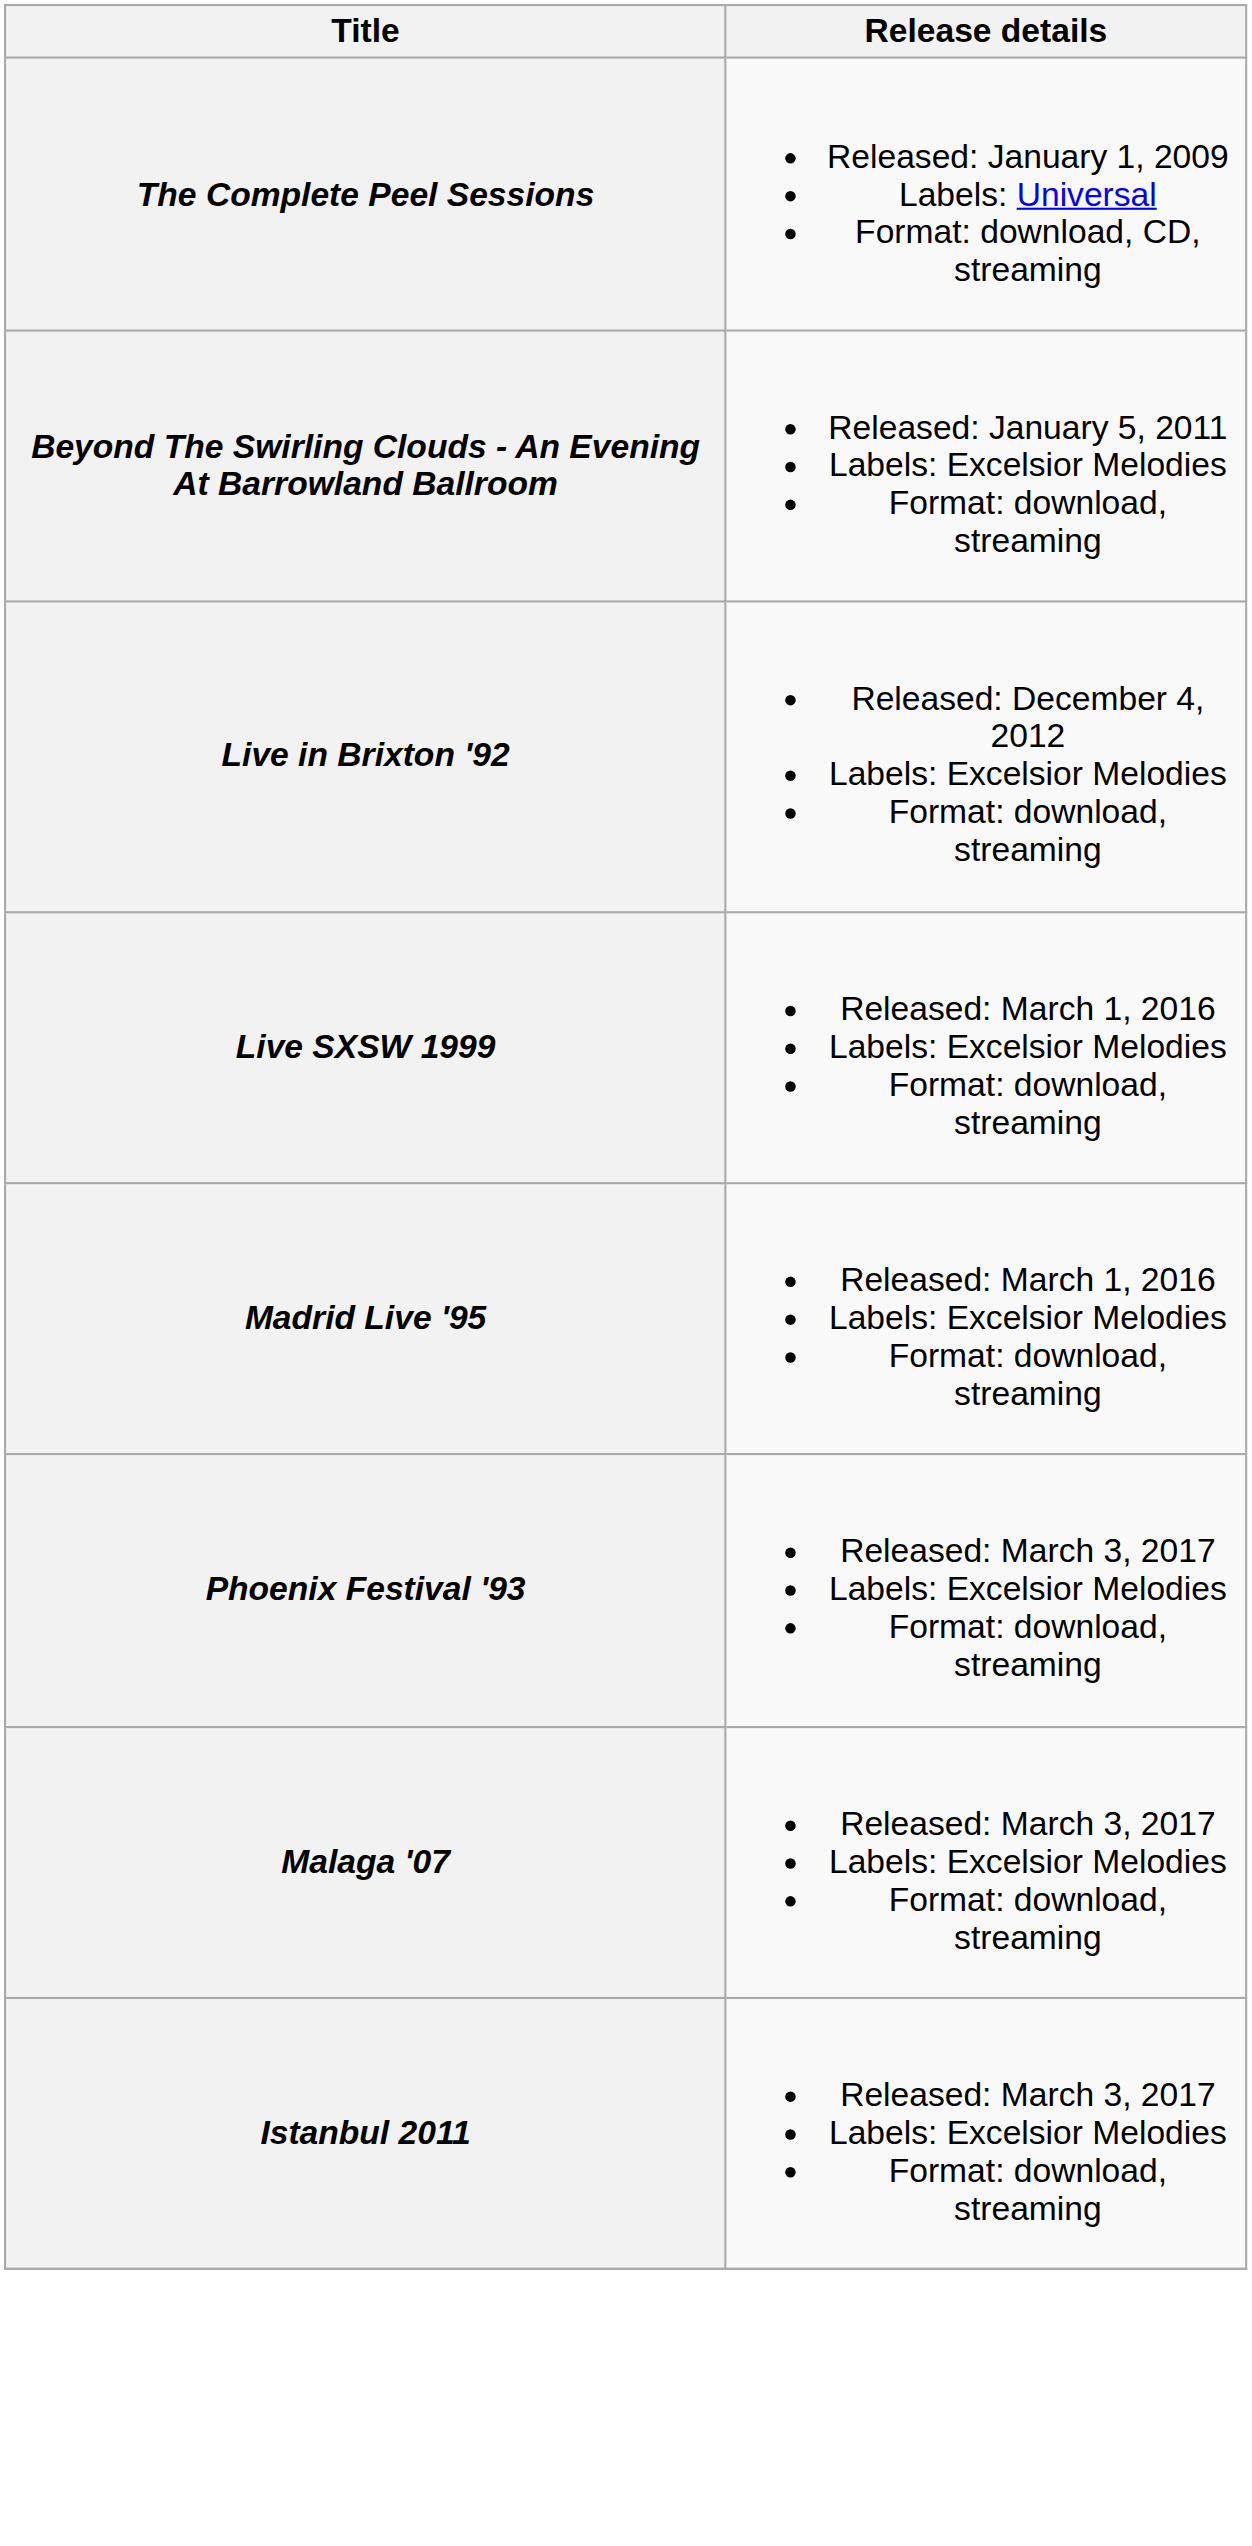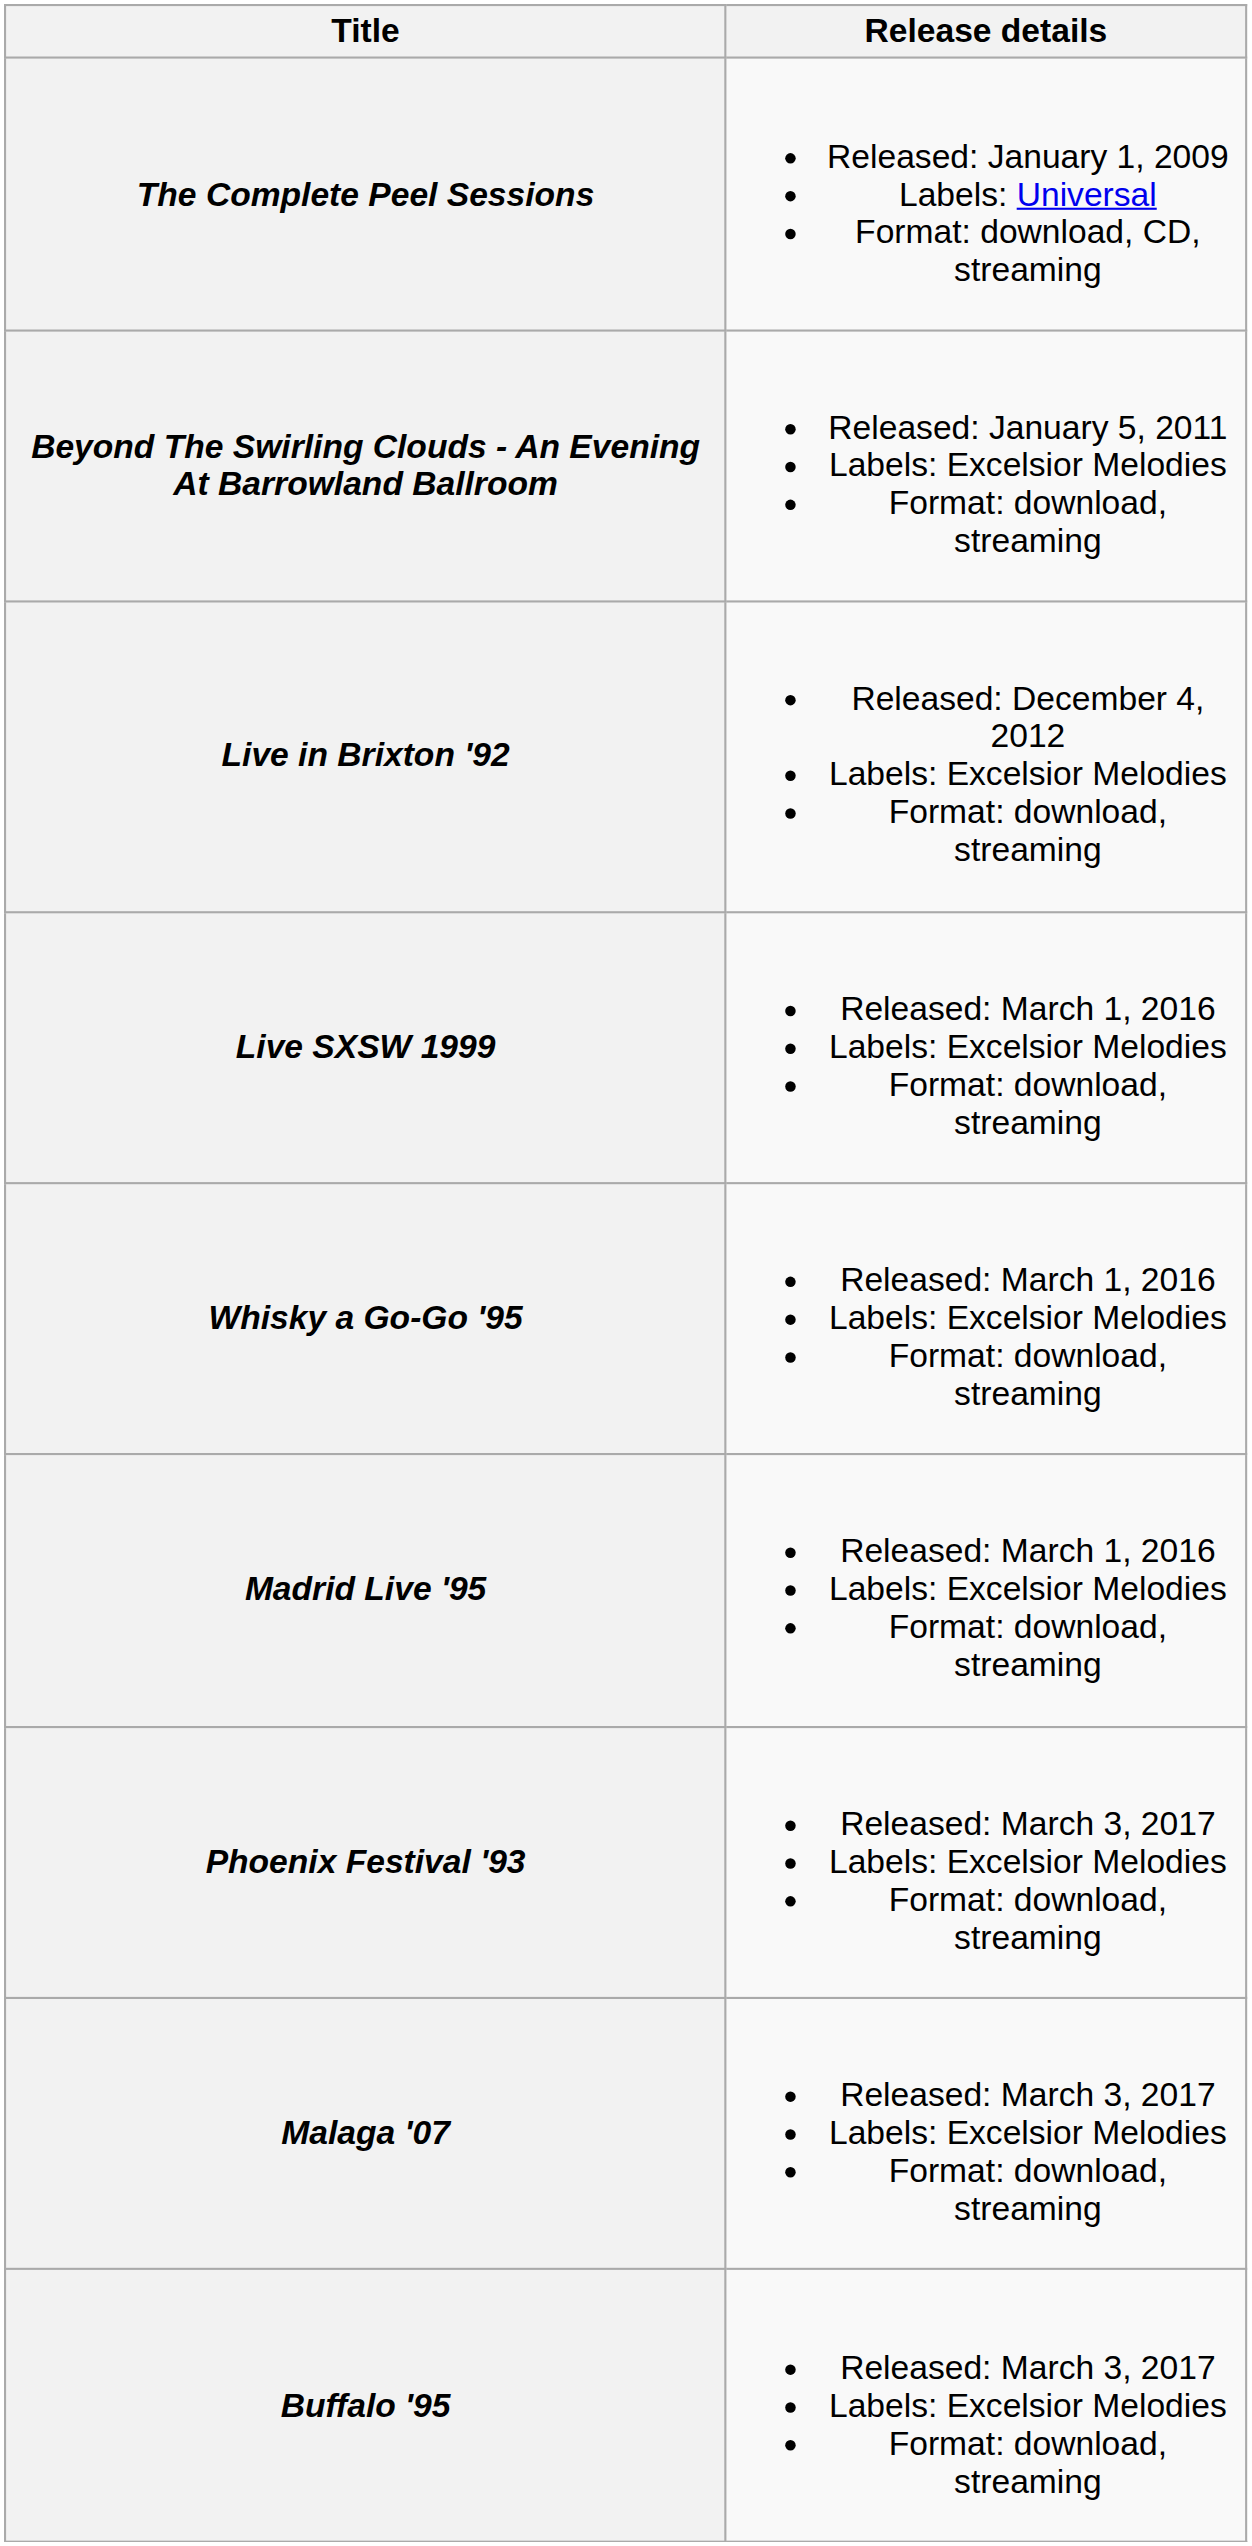+ row: (366, 1318)
- row: (366, 2133)
+ row: (366, 2404)
